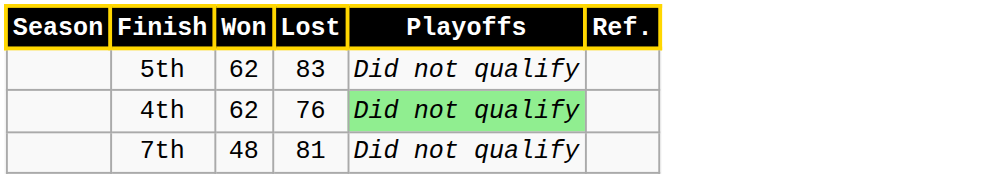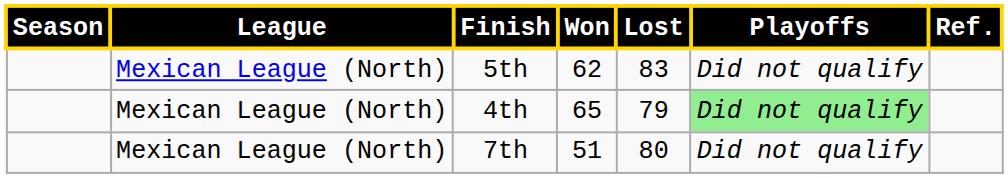+ column: (282, 27)
(244, 111) 62 -> (587, 111) 65
(310, 111) 76 -> (654, 111) 79
(244, 152) 48 -> (587, 152) 51
(310, 152) 81 -> (654, 152) 80
